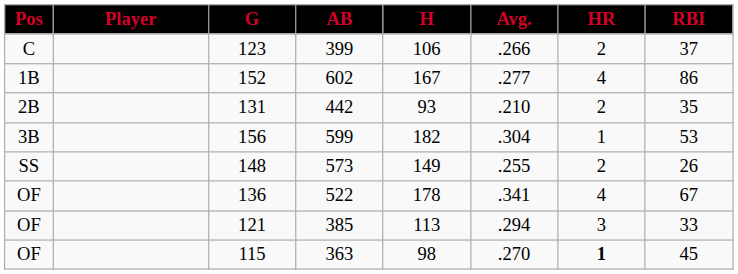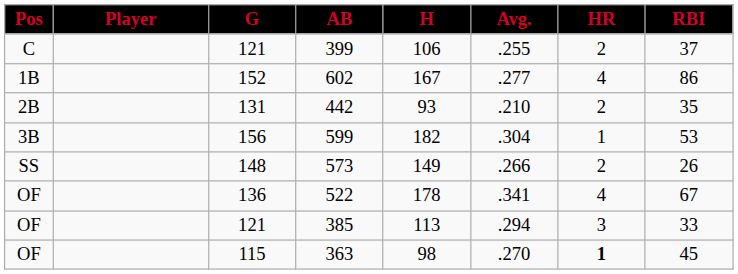(252, 48) 123 -> (252, 48) 121
(514, 48) .266 -> (514, 48) .255
(514, 166) .255 -> (514, 166) .266
